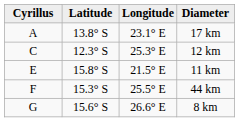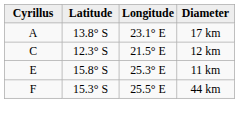(148, 51) 25.3° E -> (148, 51) 21.5° E
(148, 70) 21.5° E -> (148, 70) 25.3° E
- row: (205, 107)
